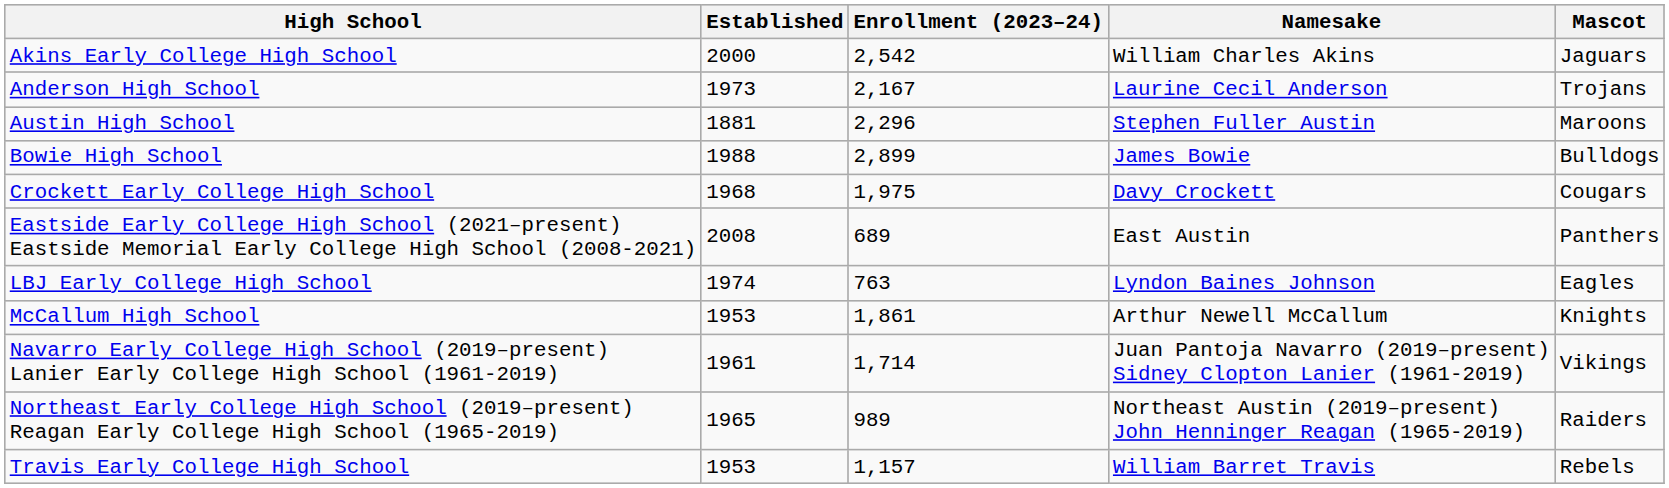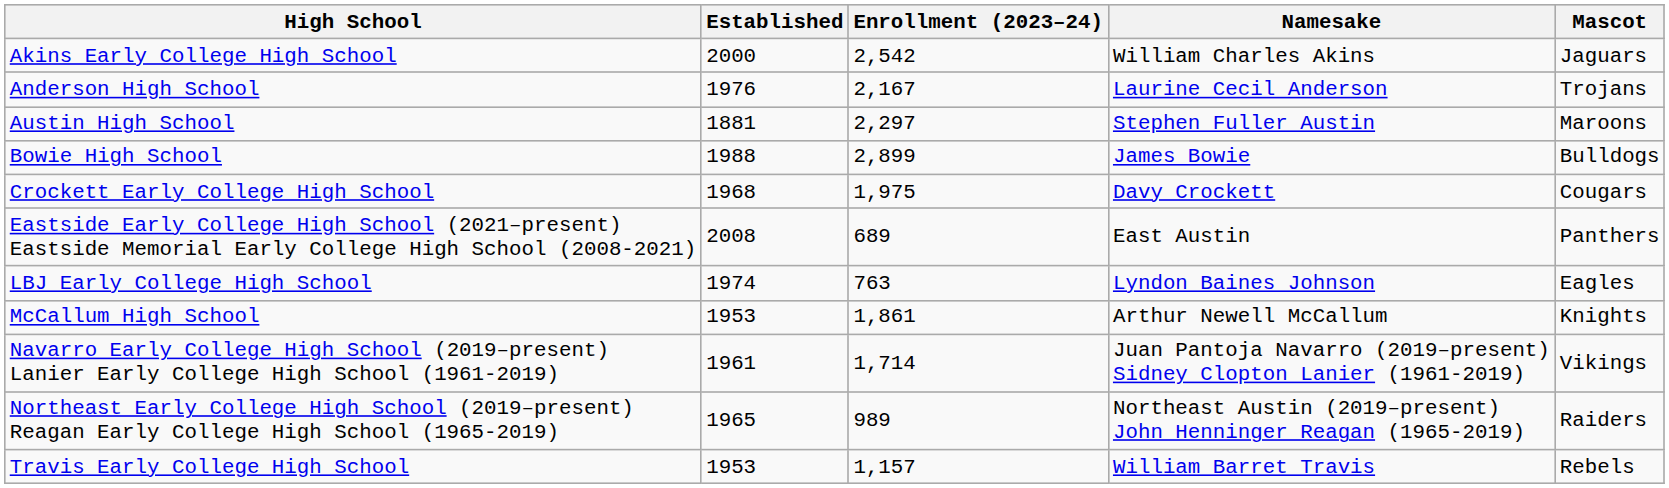(731, 90) 1973 -> (731, 90) 1976
(885, 123) 2,296 -> (885, 123) 2,297
